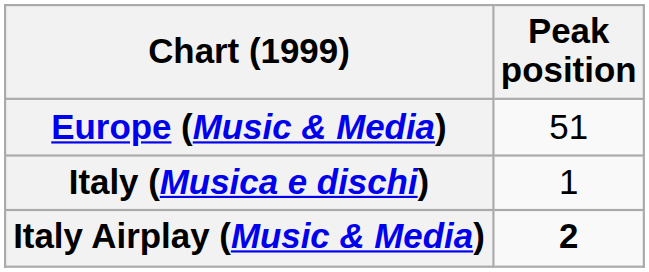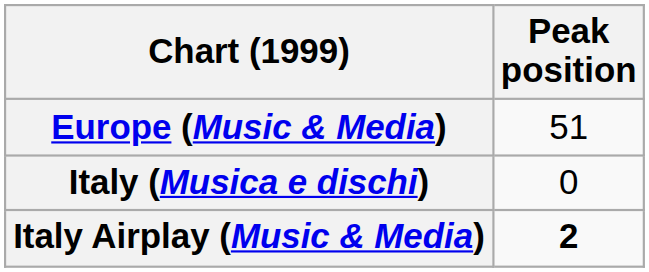(569, 182) 1 -> (569, 182) 0
